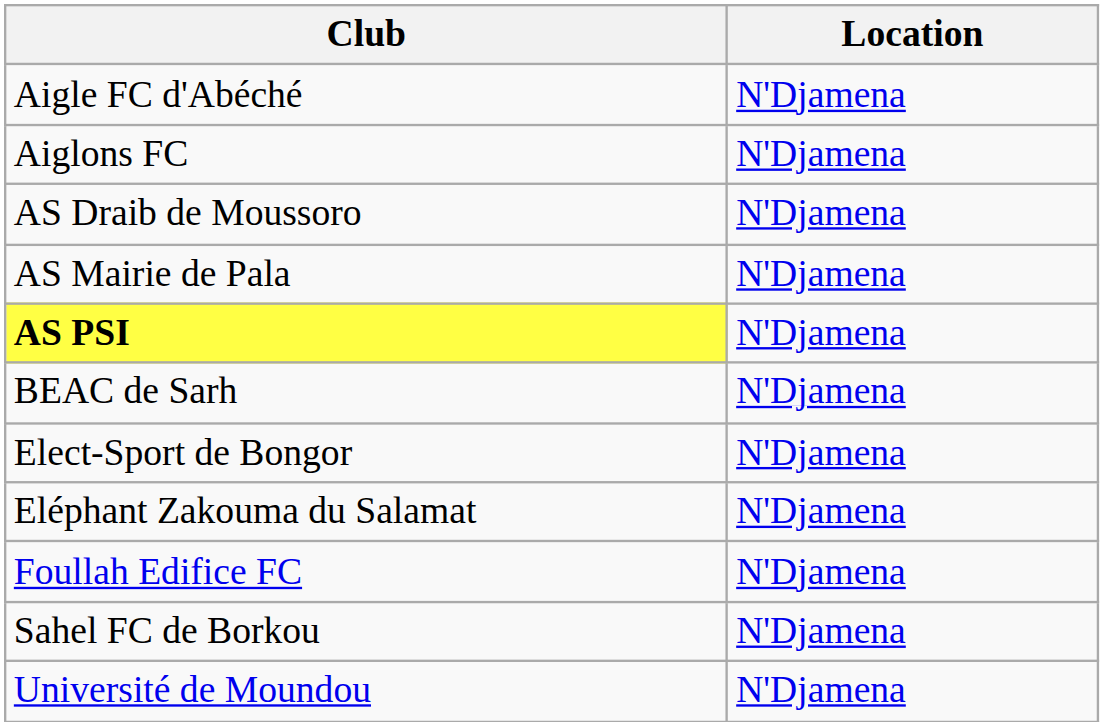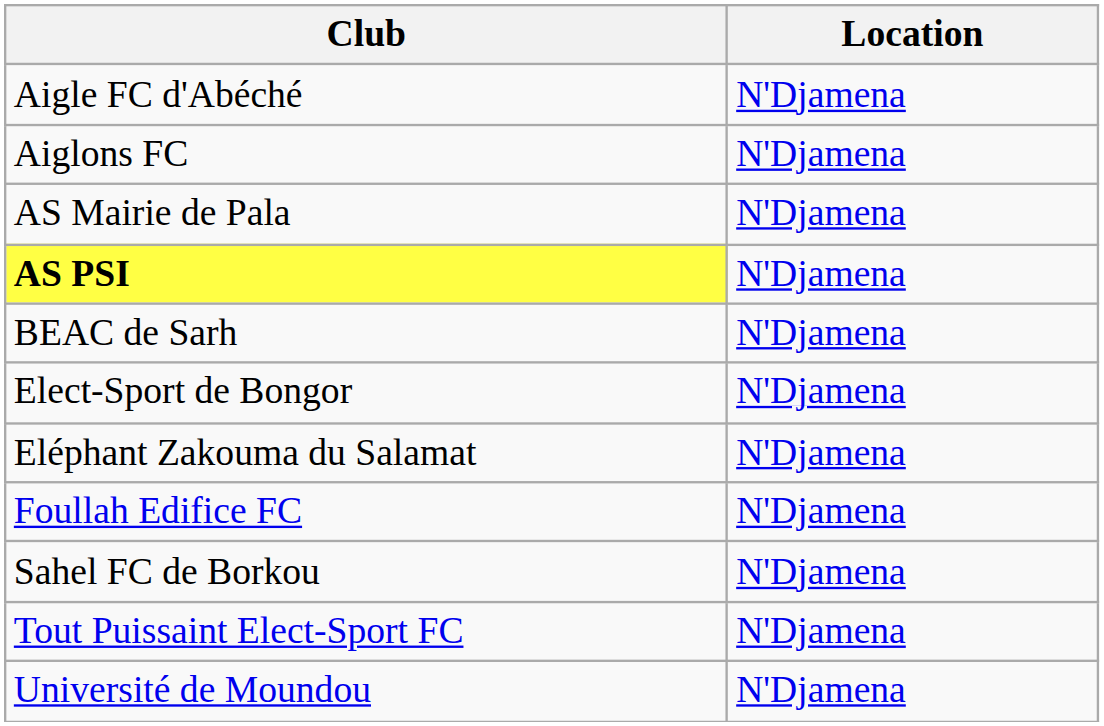- row: (188, 213)
+ row: (239, 630)
